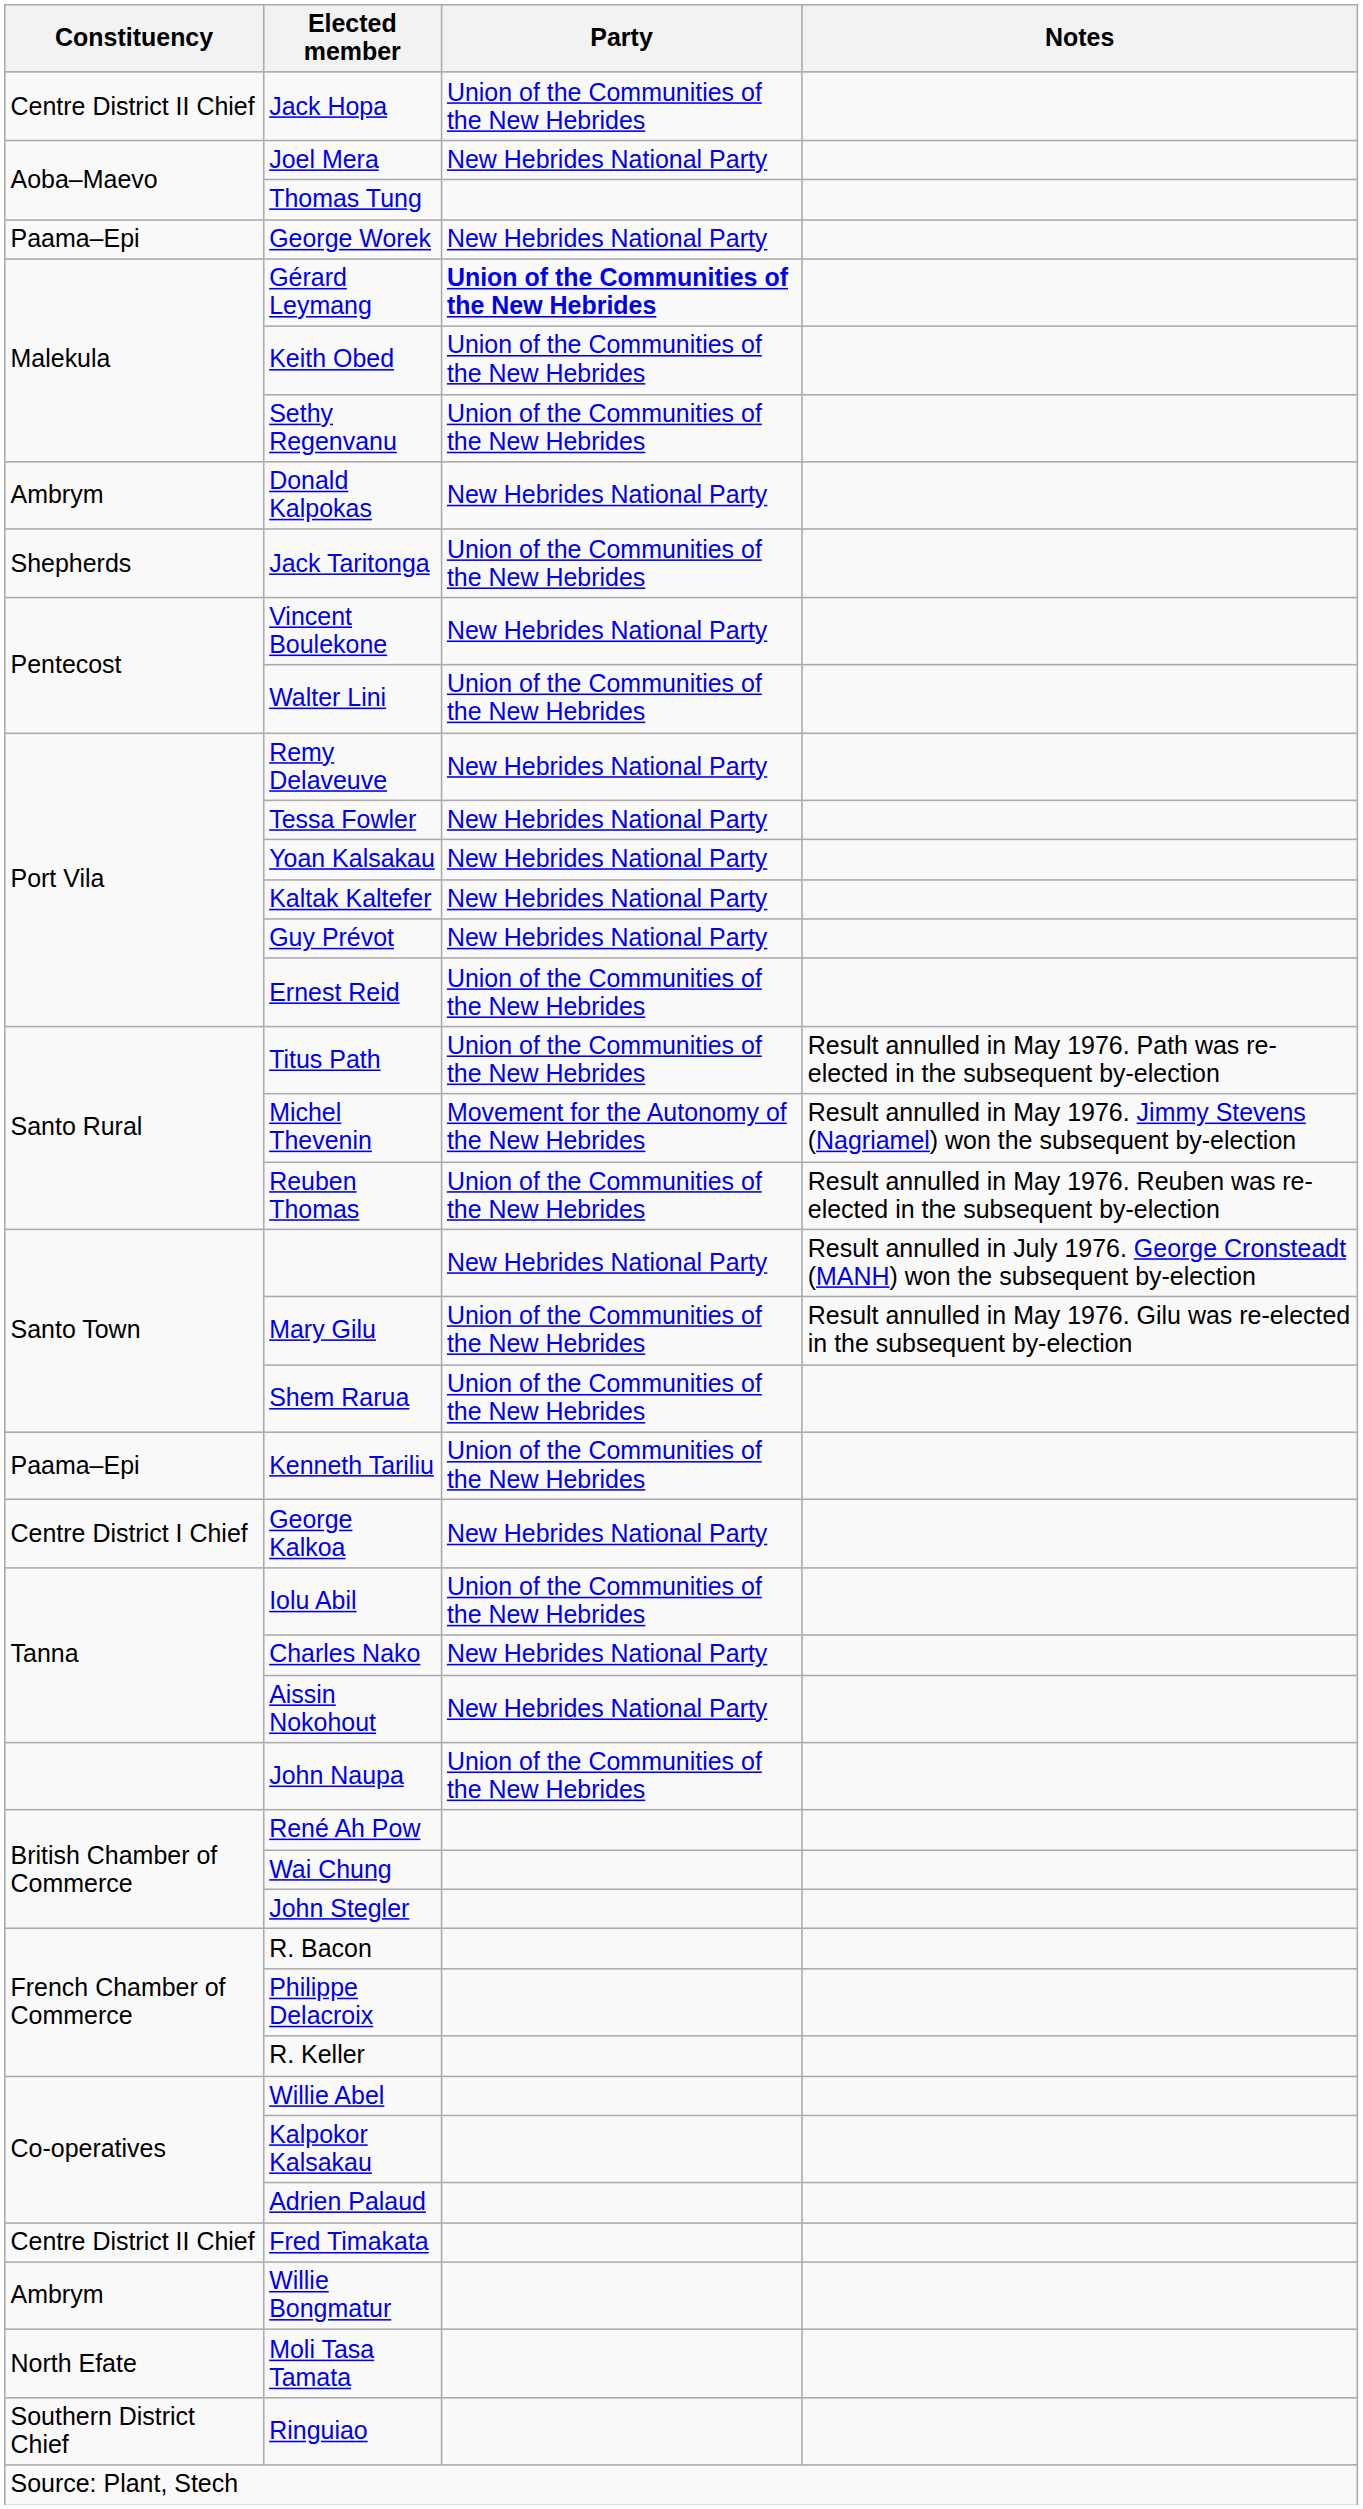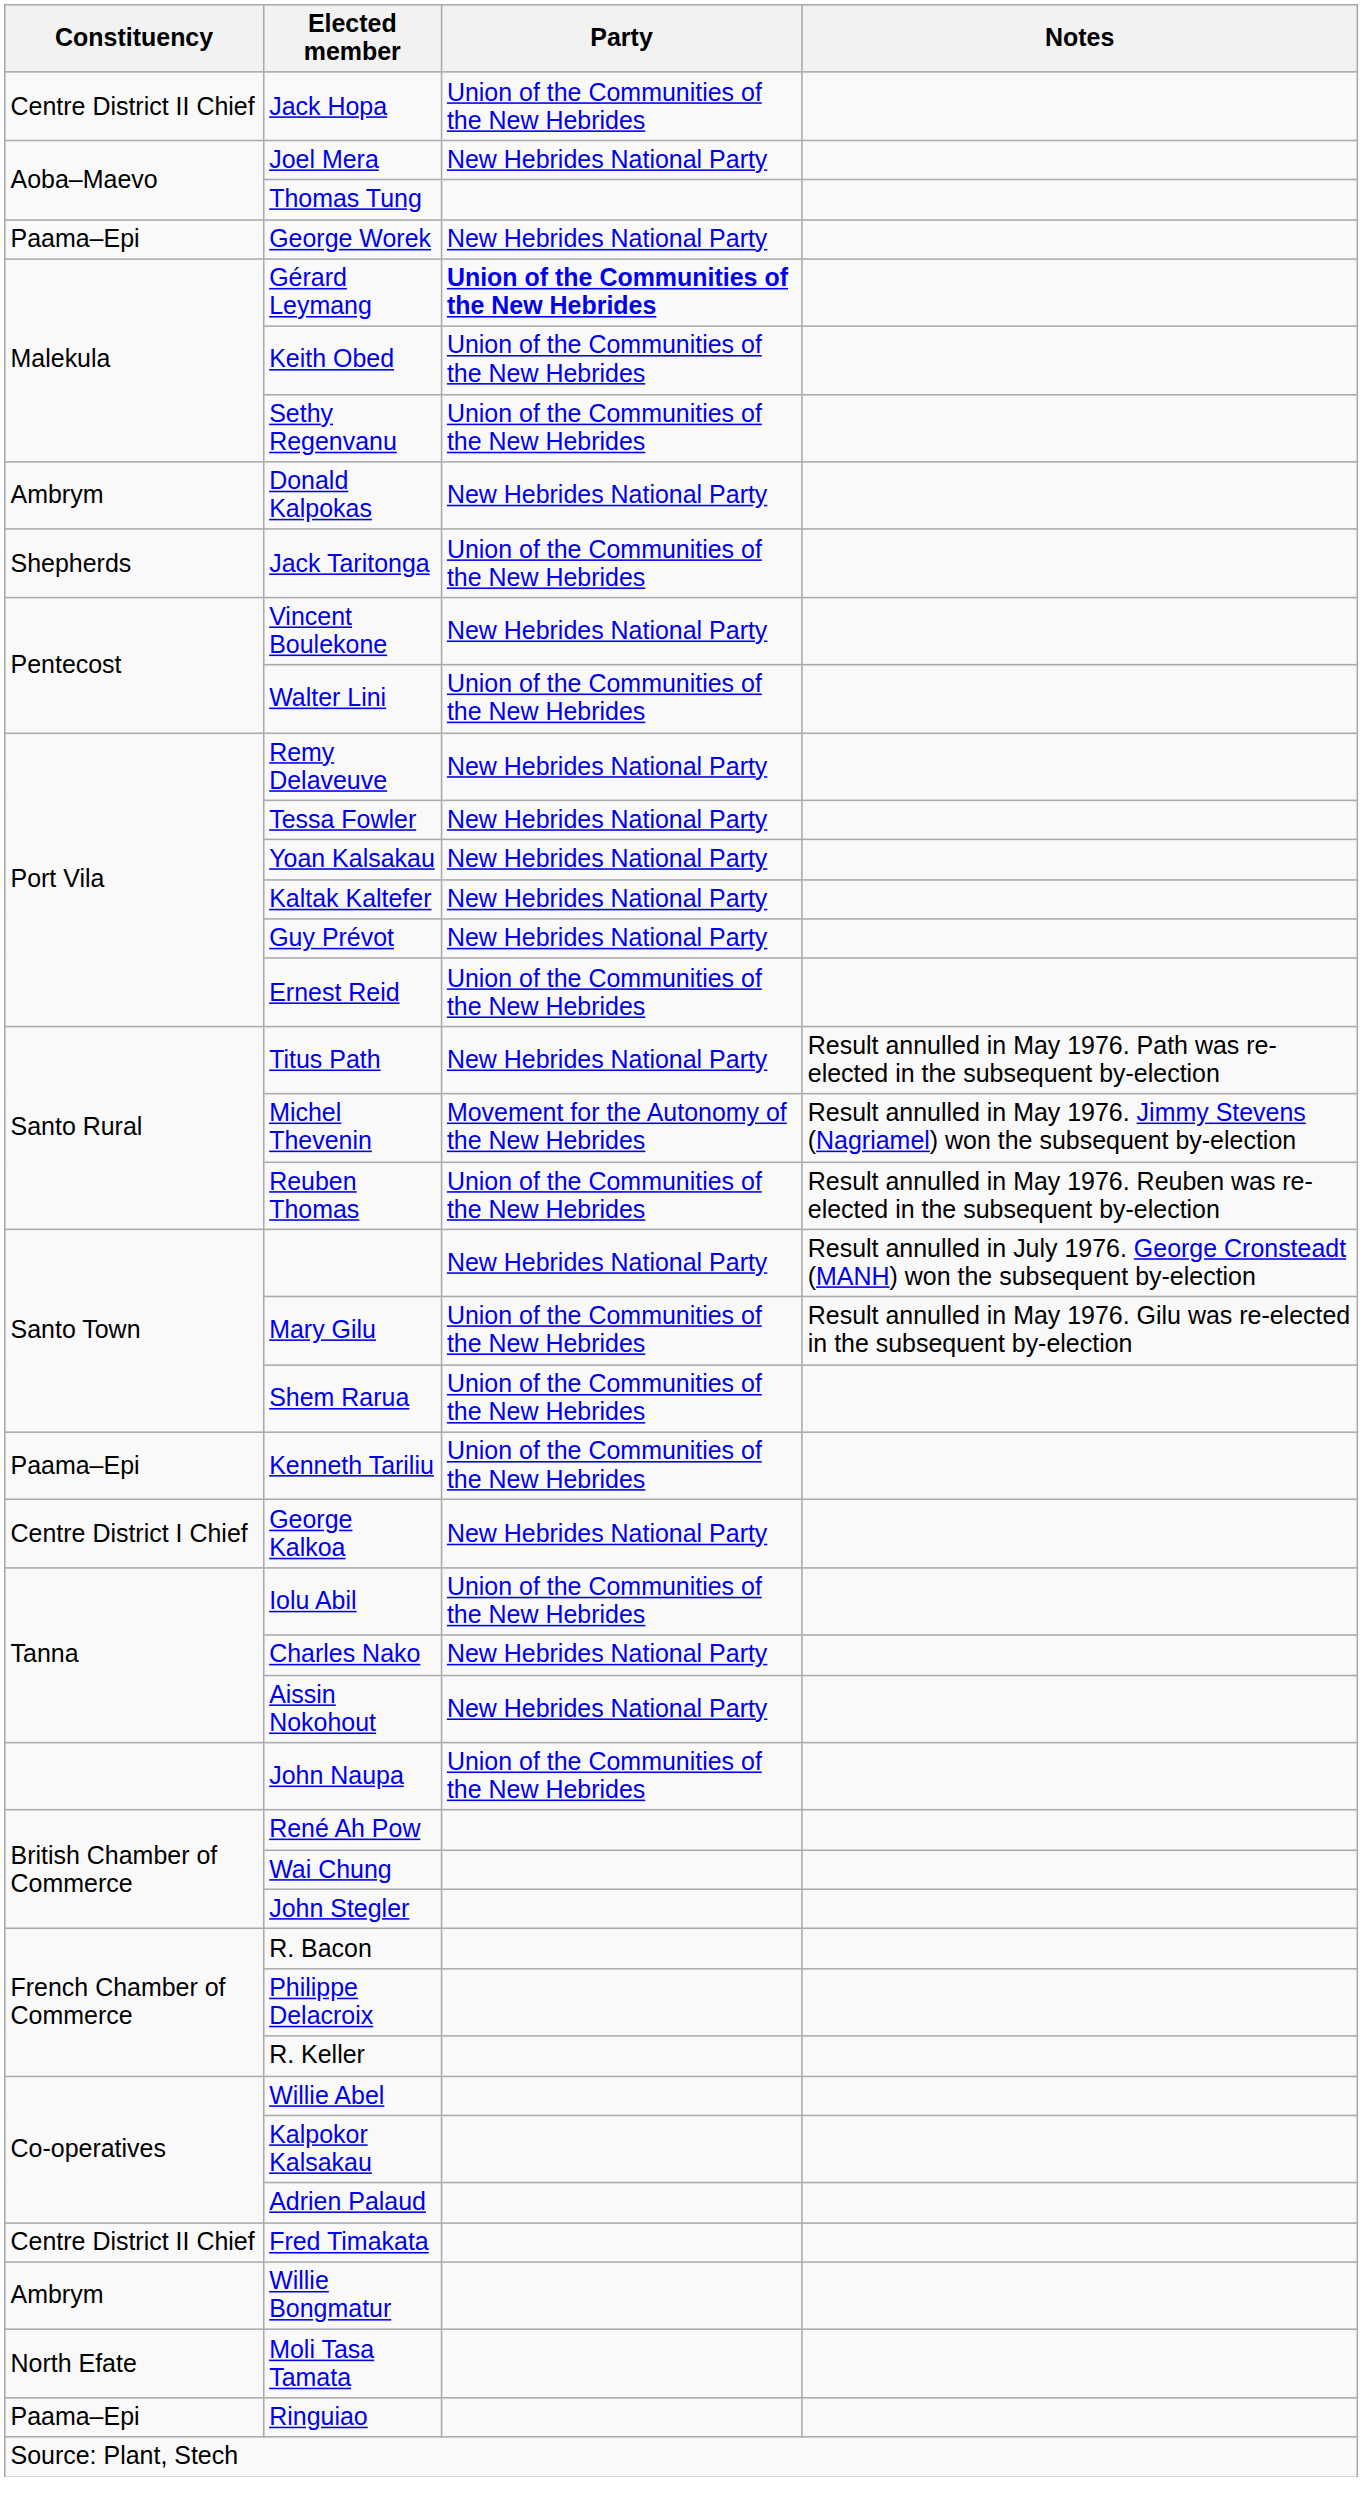(604, 1059) Union of the Communities of the New Hebrides -> (607, 1059) New Hebrides National Party
(103, 2430) Southern District Chief -> (75, 2416) Paama–Epi
